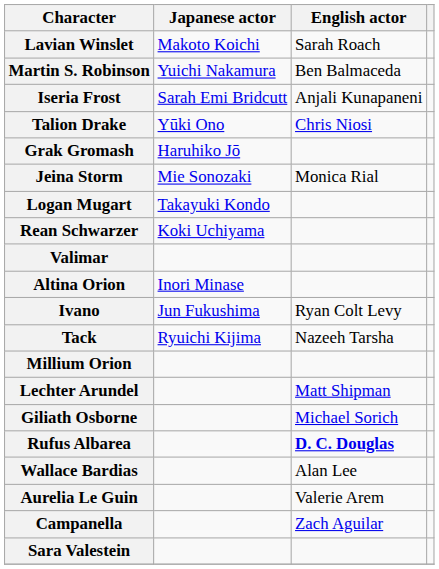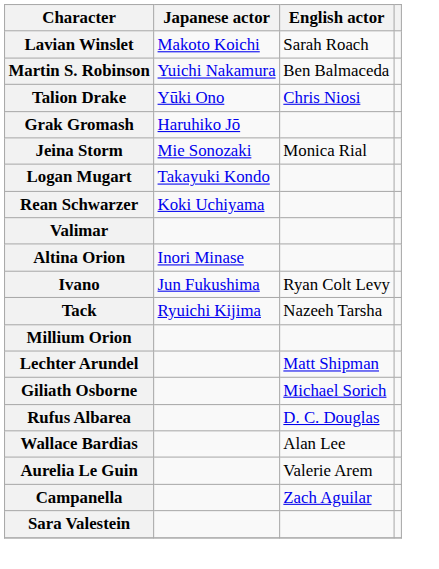- row: (79, 97)
(345, 444) bold -> (331, 417) normal
